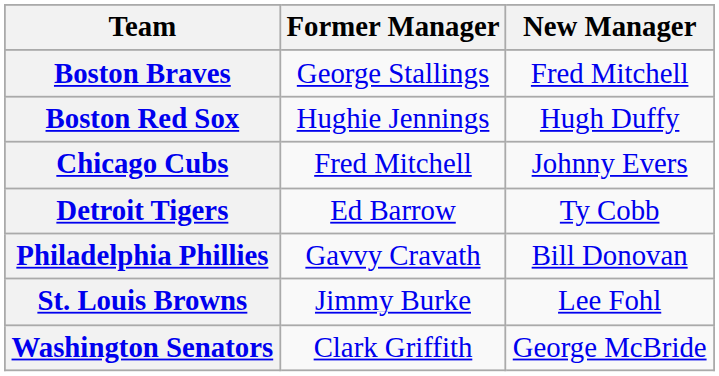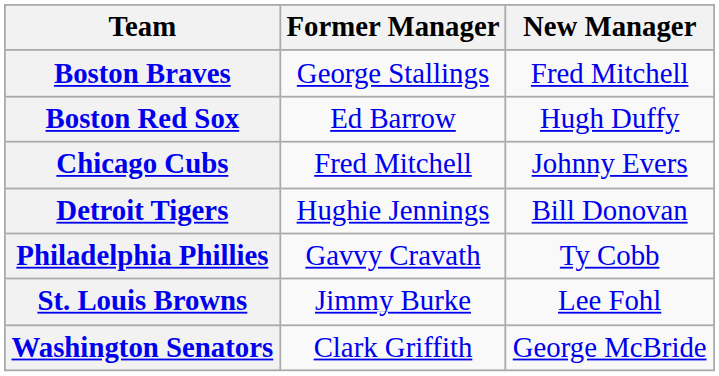(393, 118) Hughie Jennings -> (393, 118) Ed Barrow
(393, 210) Ed Barrow -> (393, 210) Hughie Jennings
(610, 210) Ty Cobb -> (610, 210) Bill Donovan
(610, 255) Bill Donovan -> (610, 255) Ty Cobb
